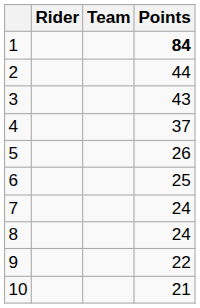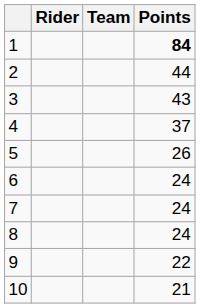(181, 180) 25 -> (181, 180) 24
